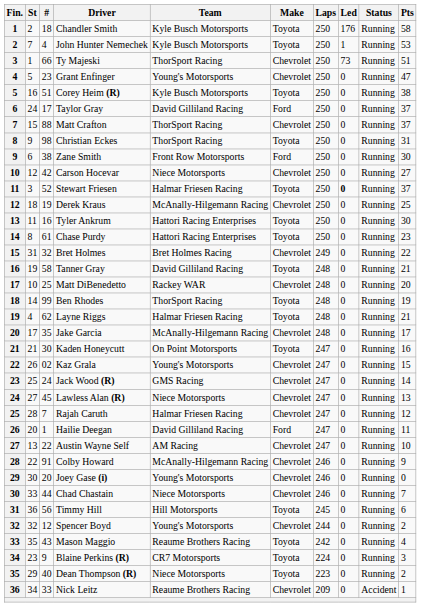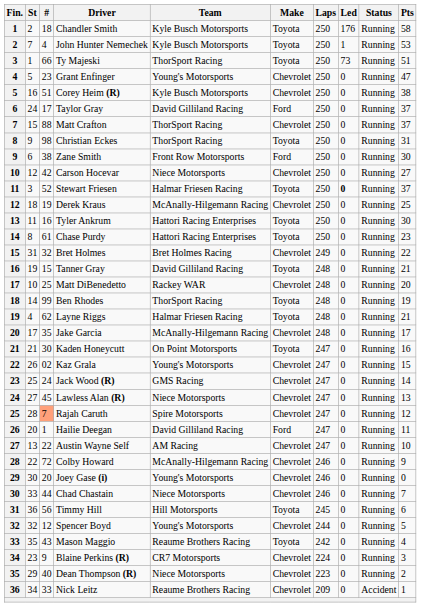(292, 60) Chevrolet -> (286, 60) Toyota
(286, 92) Toyota -> (292, 92) Chevrolet
(47, 269) 58 -> (47, 269) 15
(44, 413) no background -> (44, 413) lightsalmon background
(197, 413) Halmar Friesen Racing -> (188, 413) Spire Motorsports
(47, 461) 91 -> (47, 461) 72
(403, 525) 2 -> (403, 525) 5
(286, 558) Toyota -> (292, 558) Chevrolet
(286, 574) Toyota -> (292, 574) Chevrolet
